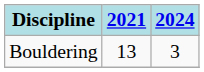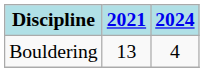(175, 51) 3 -> (175, 51) 4
